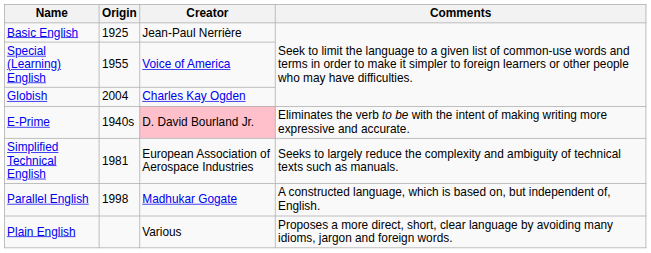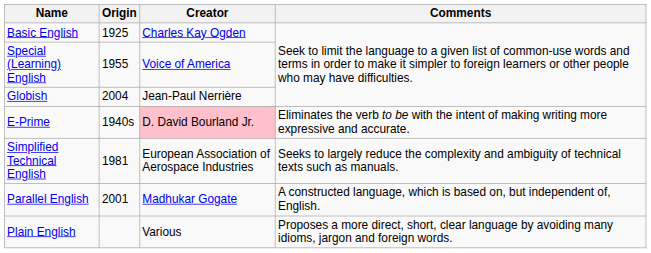(192, 32) Jean-Paul Nerrière -> (194, 32) Charles Kay Ogden
(194, 96) Charles Kay Ogden -> (192, 96) Jean-Paul Nerrière
(115, 199) 1998 -> (115, 199) 2001
